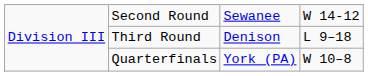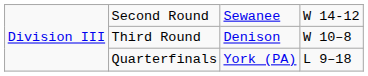(327, 38) L 9–18 -> (327, 38) W 10–8
(327, 60) W 10–8 -> (327, 60) L 9–18
